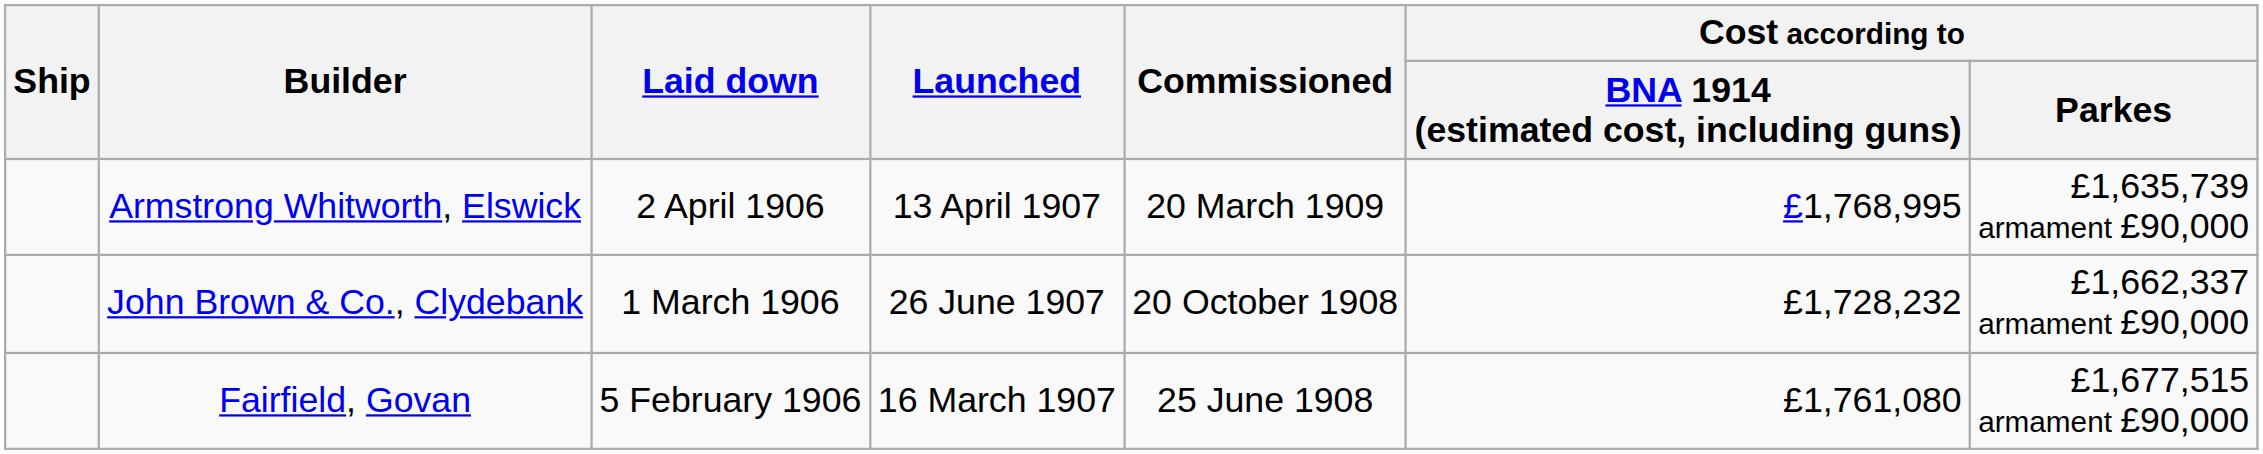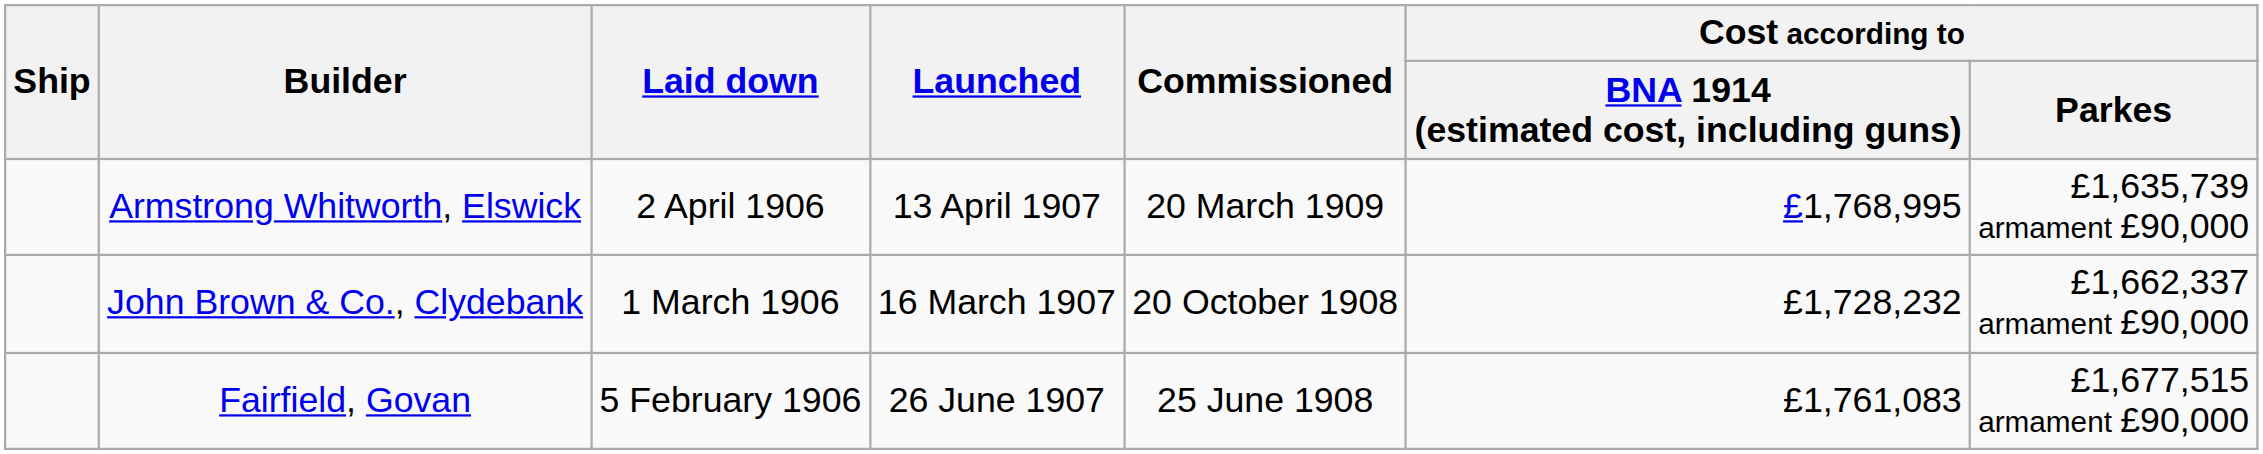(997, 302) 26 June 1907 -> (997, 302) 16 March 1907
(997, 399) 16 March 1907 -> (997, 399) 26 June 1907
(1872, 399) £1,761,080 -> (1872, 399) £1,761,083
